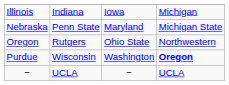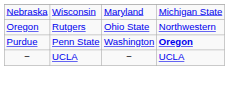- row: (20, 12)
(76, 27) Penn State -> (74, 12) Wisconsin
(74, 57) Wisconsin -> (76, 42) Penn State
